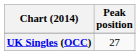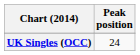(114, 42) 27 -> (114, 42) 24
